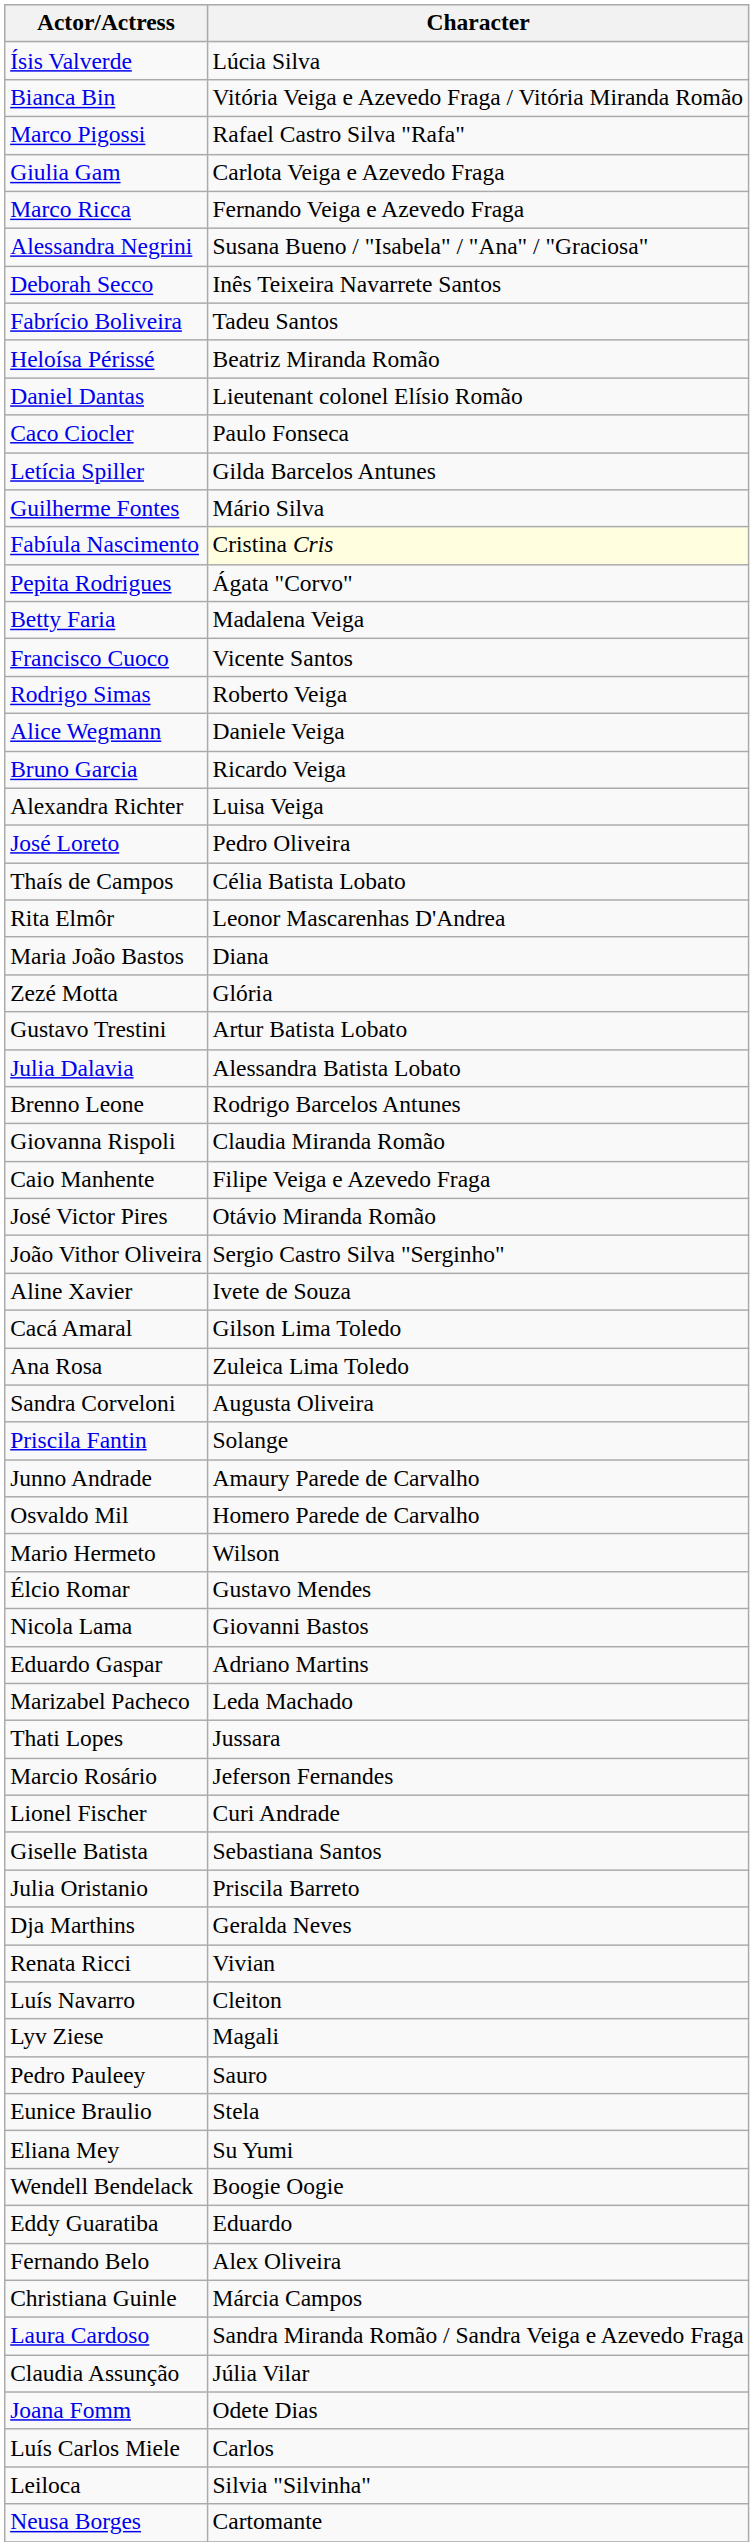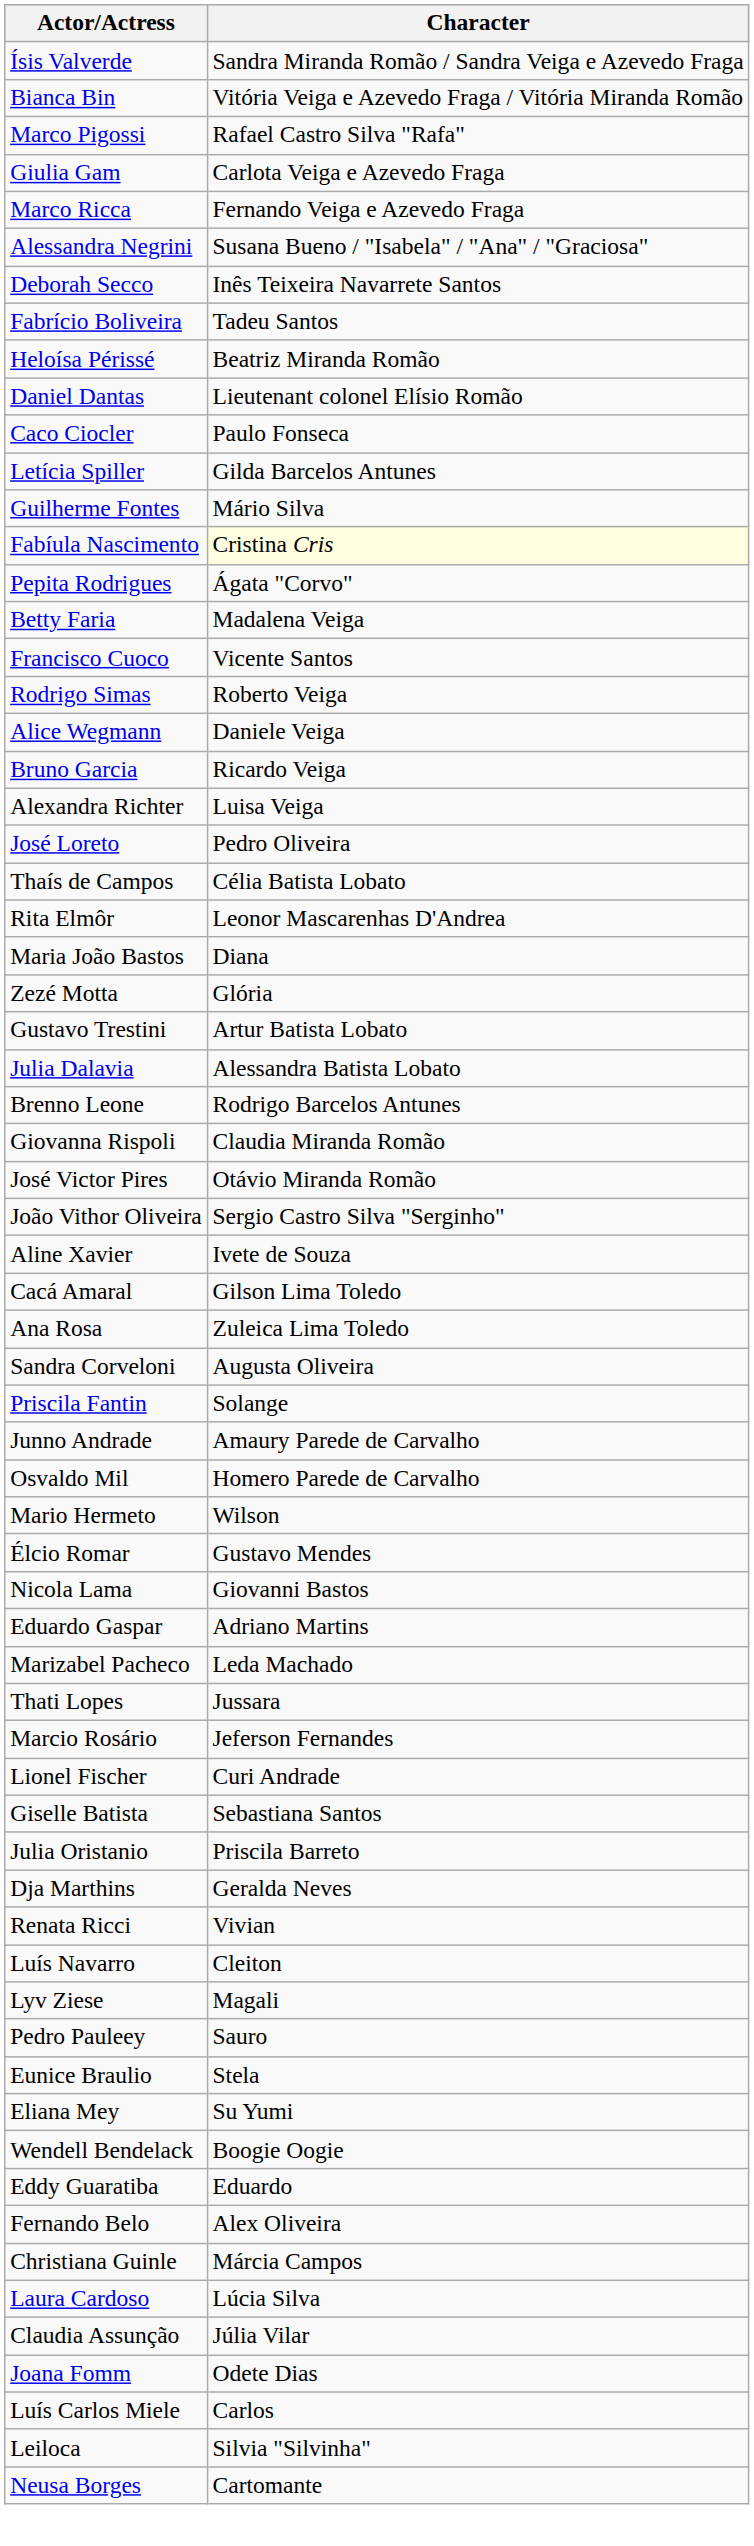(266, 60) Lúcia Silva -> (478, 60) Sandra Miranda Romão / Sandra Veiga e Azevedo Fraga
- row: (82, 1179)
(478, 2335) Sandra Miranda Romão / Sandra Veiga e Azevedo Fraga -> (266, 2298) Lúcia Silva
